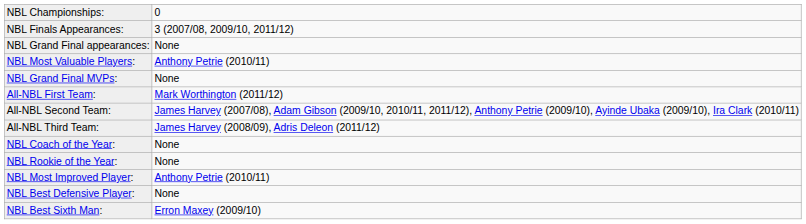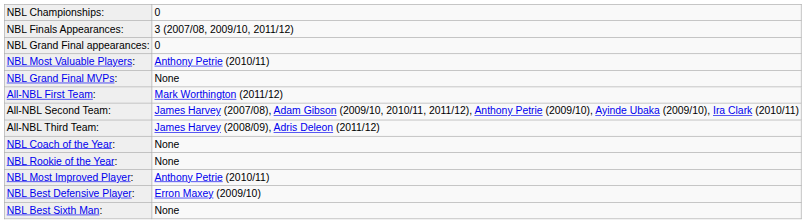(167, 45) None -> (157, 45) 0
(167, 194) None -> (208, 194) Erron Maxey (2009/10)
(208, 210) Erron Maxey (2009/10) -> (167, 210) None
